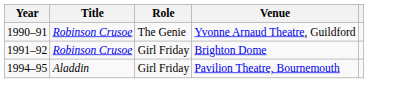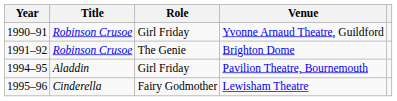(162, 31) The Genie -> (163, 31) Girl Friday
(163, 50) Girl Friday -> (162, 50) The Genie
+ row: (266, 86)
